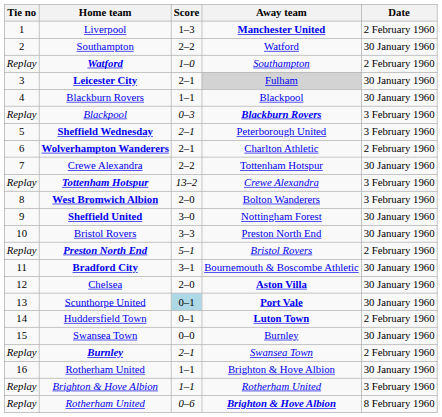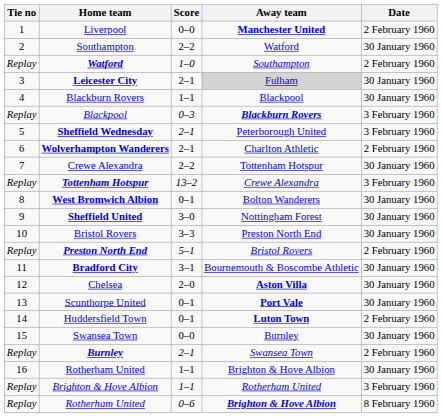(187, 30) 1–3 -> (187, 30) 0–0
(187, 200) 2–0 -> (187, 200) 0–1
(399, 200) 3 February 1960 -> (399, 200) 30 January 1960
(187, 302) lightblue background -> (187, 302) no background
